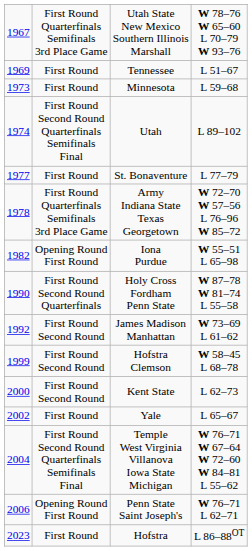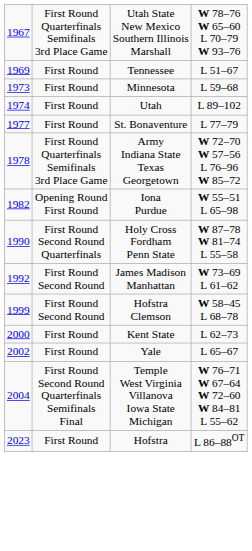(71, 131) First Round Second Round Quarterfinals Semifinals Final -> (71, 105) First Round
(71, 391) First Round Second Round -> (71, 334) First Round
- row: (151, 509)
